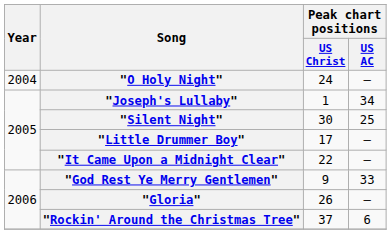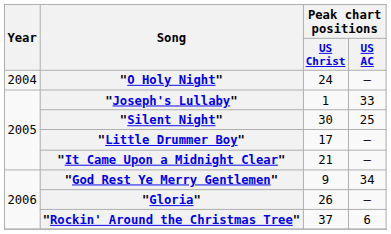(367, 100) 34 -> (367, 100) 33
(326, 160) 22 -> (326, 160) 21
(367, 180) 33 -> (367, 180) 34
